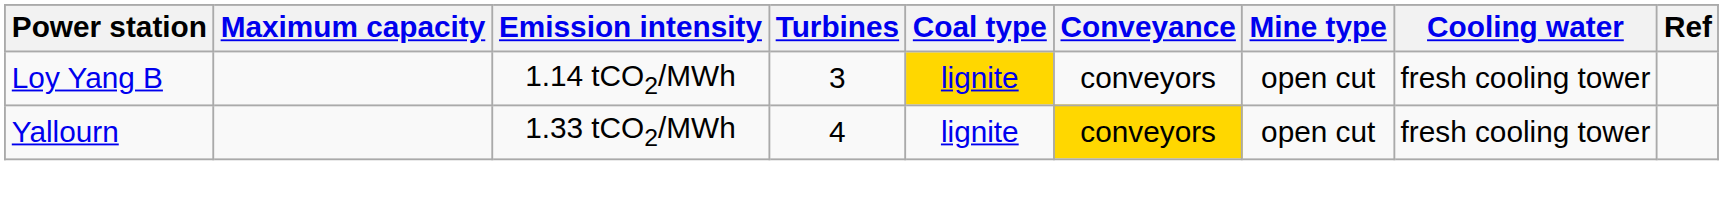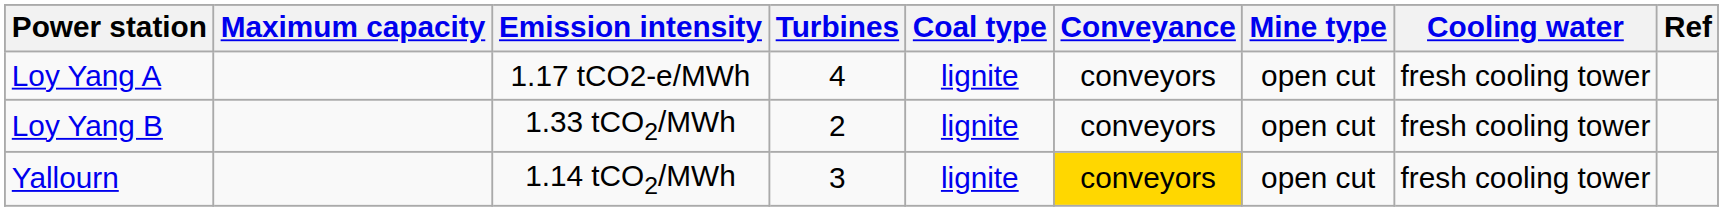+ row: (87, 75)
(630, 79) 1.14 tCO2/MWh -> (630, 126) 1.33 tCO2/MWh
(837, 78) 3 -> (837, 125) 2
(980, 78) gold background -> (980, 125) no background
(630, 132) 1.33 tCO2/MWh -> (630, 179) 1.14 tCO2/MWh
(837, 131) 4 -> (837, 178) 3
